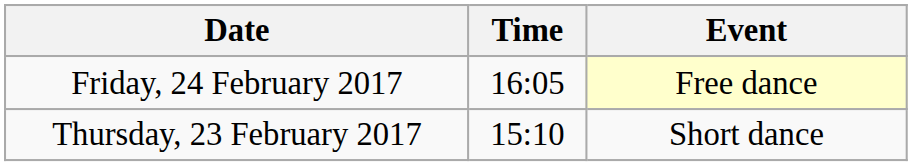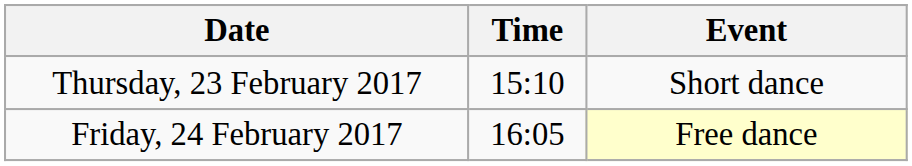rows swapped: (237, 133) <-> (237, 82)
